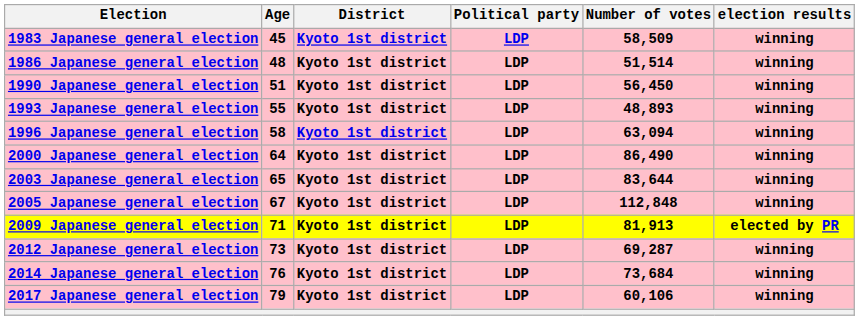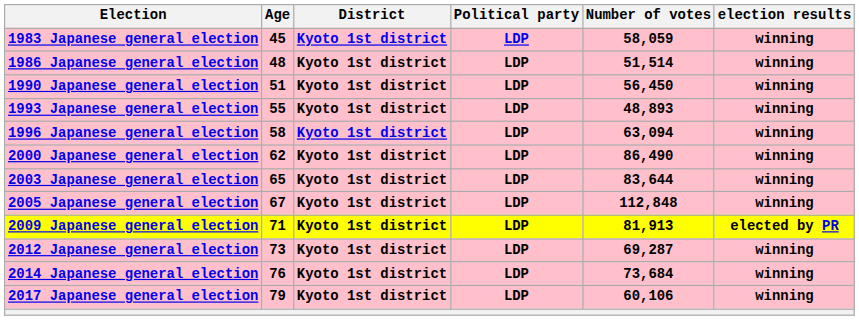(648, 39) 58,509 -> (648, 39) 58,059
(278, 156) 64 -> (278, 156) 62
